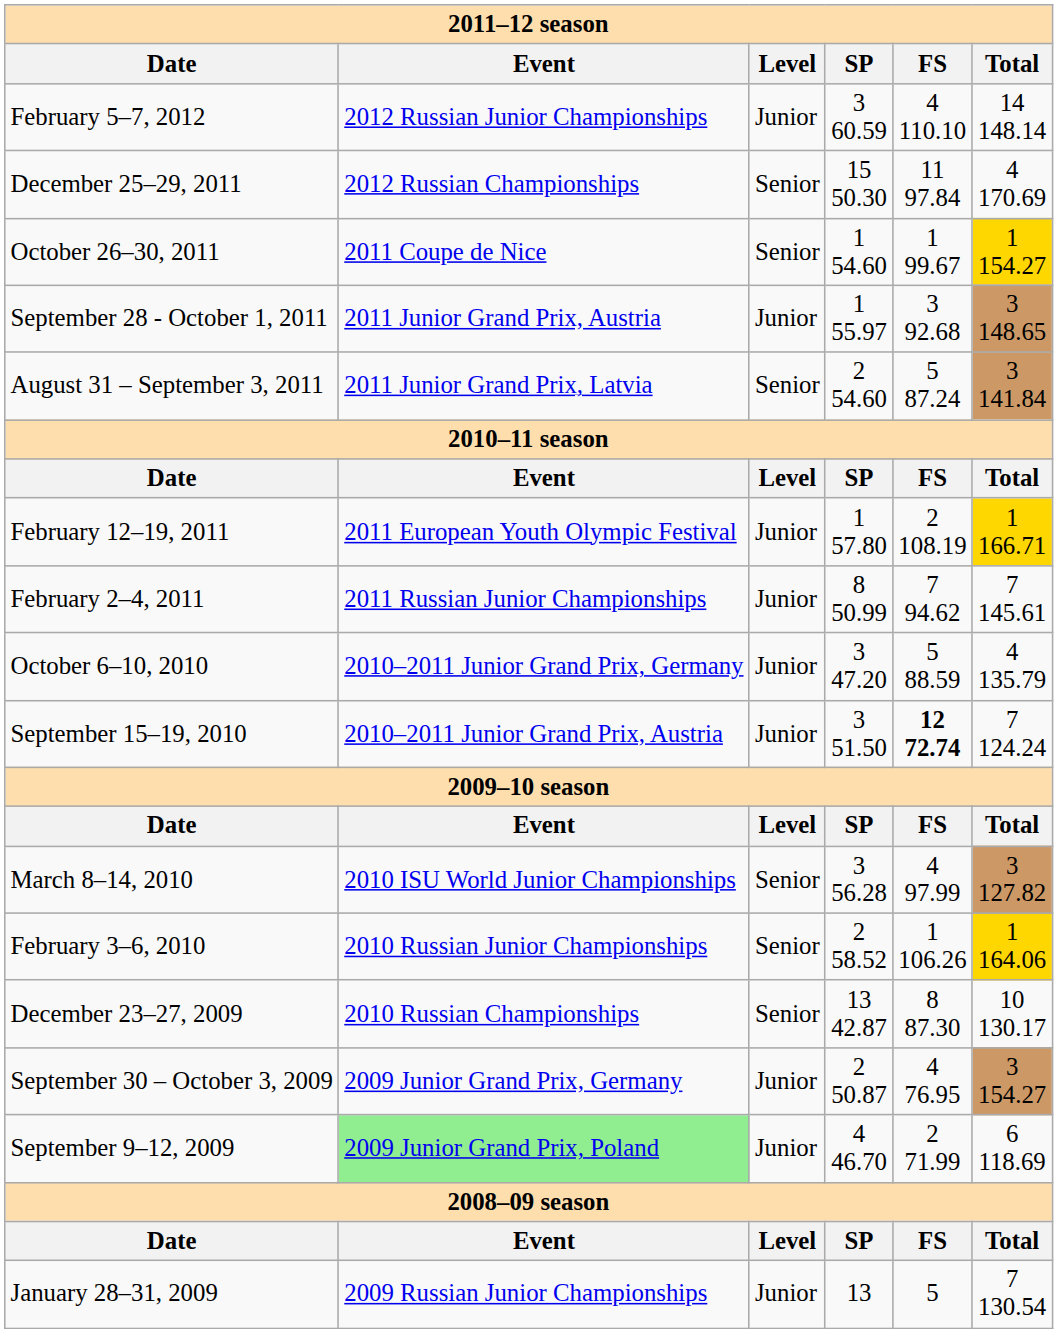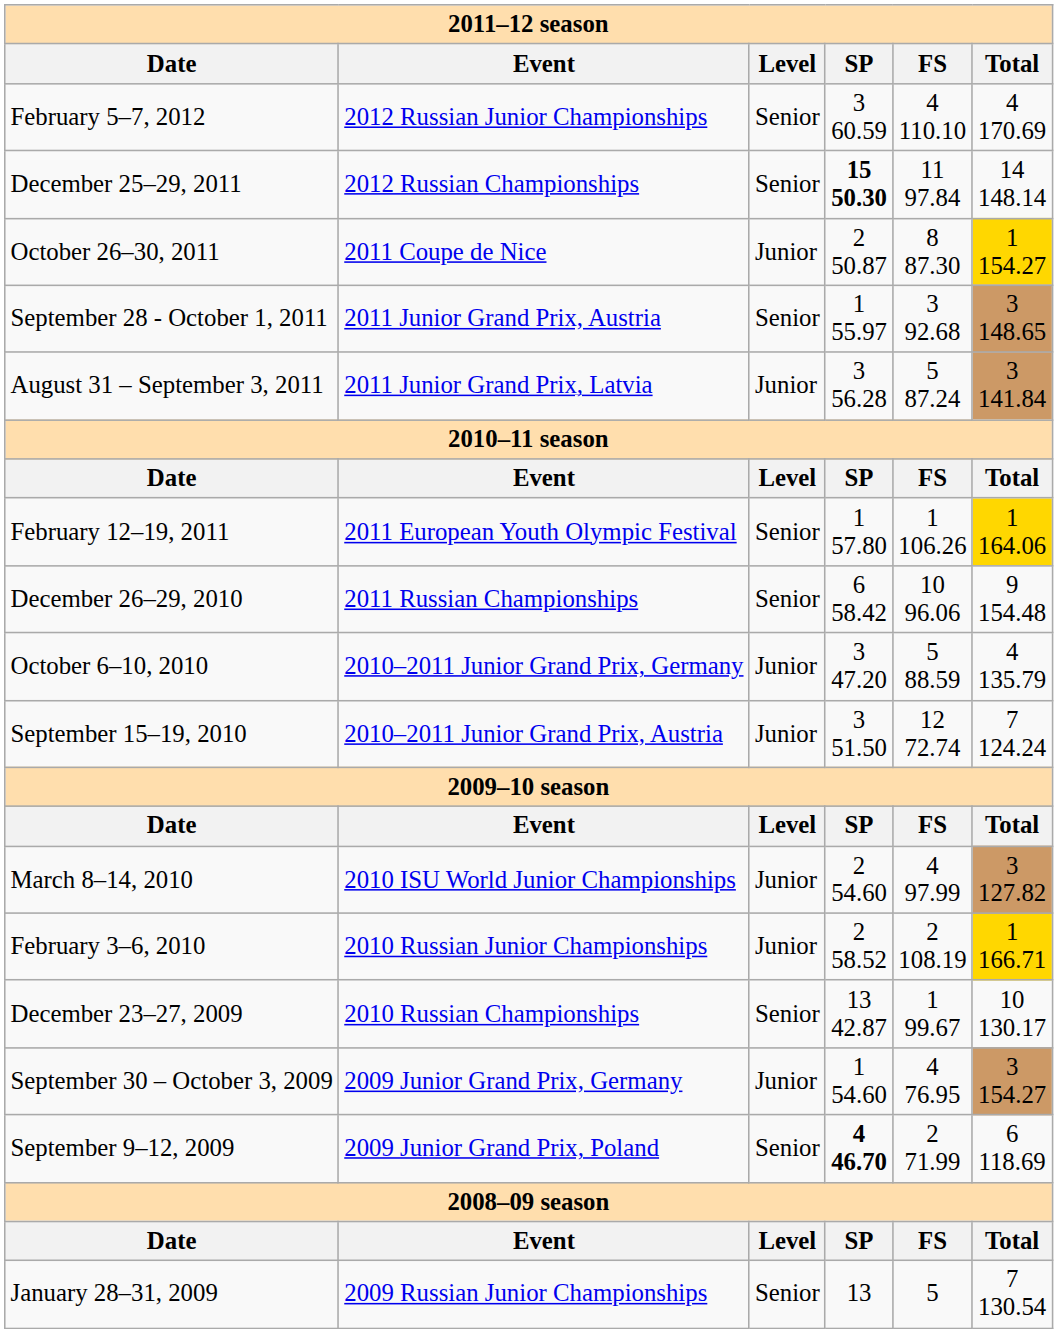(786, 116) Junior -> (787, 116) Senior
(1012, 116) 14 148.14 -> (1012, 116) 4 170.69
(859, 184) normal -> (859, 184) bold
(1012, 184) 4 170.69 -> (1012, 184) 14 148.14
(787, 251) Senior -> (786, 251) Junior
(859, 251) 1 54.60 -> (859, 251) 2 50.87
(932, 251) 1 99.67 -> (932, 251) 8 87.30
(786, 318) Junior -> (787, 318) Senior
(787, 385) Senior -> (786, 385) Junior
(859, 385) 2 54.60 -> (859, 385) 3 56.28
(786, 531) Junior -> (787, 531) Senior
(932, 531) 2 108.19 -> (932, 531) 1 106.26
(1012, 531) 1 166.71 -> (1012, 531) 1 164.06
- row: (107, 598)
+ row: (127, 598)
(932, 733) bold -> (932, 733) normal
(787, 879) Senior -> (786, 879) Junior
(859, 879) 3 56.28 -> (859, 879) 2 54.60
(787, 946) Senior -> (786, 946) Junior
(932, 946) 1 106.26 -> (932, 946) 2 108.19
(1012, 946) 1 164.06 -> (1012, 946) 1 166.71
(932, 1013) 8 87.30 -> (932, 1013) 1 99.67
(859, 1080) 2 50.87 -> (859, 1080) 1 54.60
(502, 1148) lightgreen background -> (502, 1148) no background
(786, 1148) Junior -> (787, 1148) Senior
(859, 1148) normal -> (859, 1148) bold
(786, 1294) Junior -> (787, 1294) Senior
